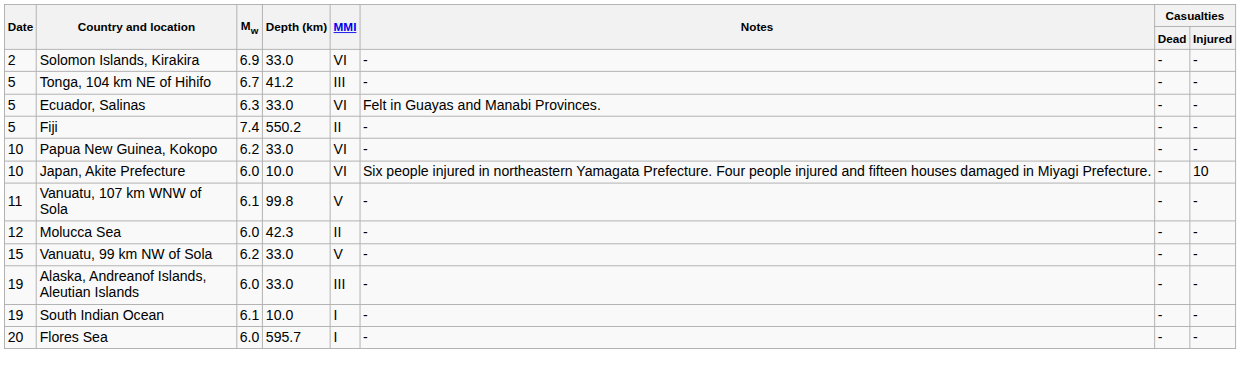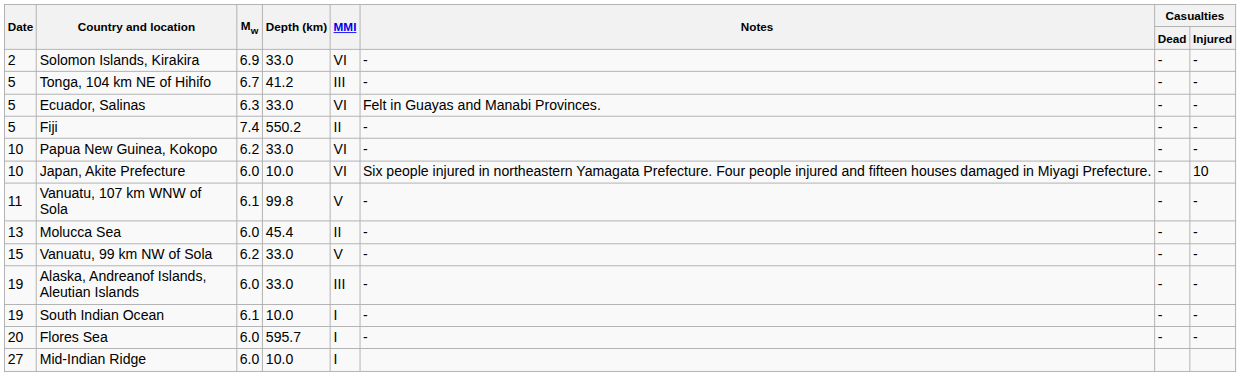(16, 232) 12 -> (16, 232) 13
(280, 232) 42.3 -> (280, 232) 45.4
+ row: (93, 359)
